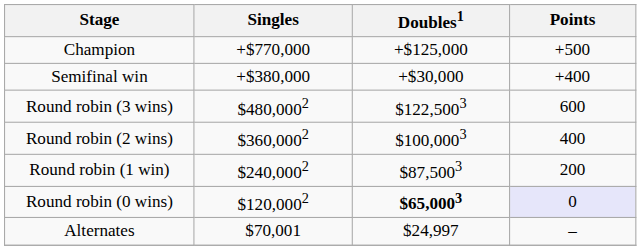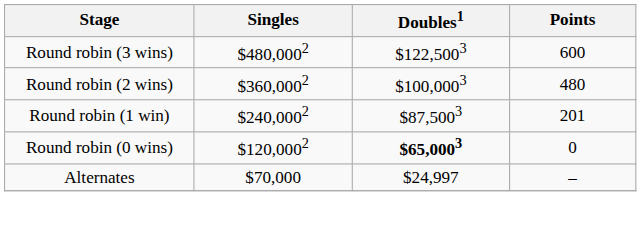- row: (99, 49)
- row: (99, 77)
(573, 138) 400 -> (573, 83) 480
(573, 170) 200 -> (573, 115) 201
(573, 201) lavender background -> (573, 147) no background
(273, 231) $70,001 -> (273, 176) $70,000
